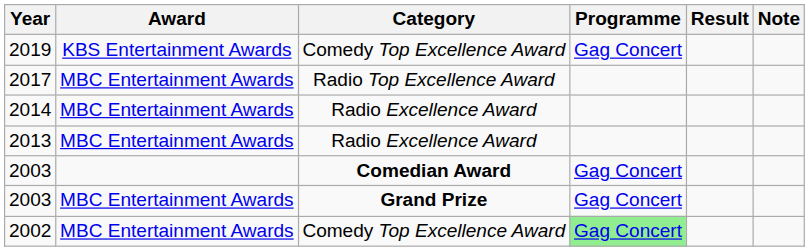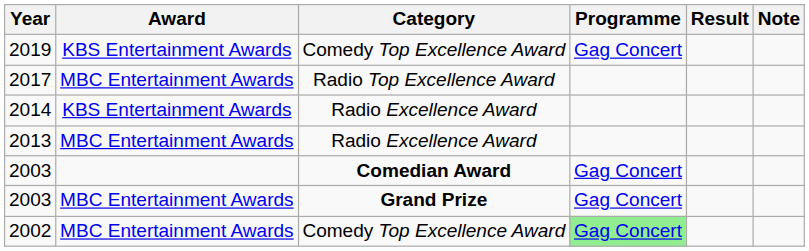(177, 110) MBC Entertainment Awards -> (177, 110) KBS Entertainment Awards
